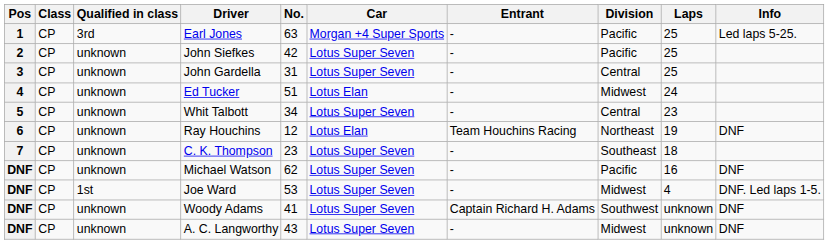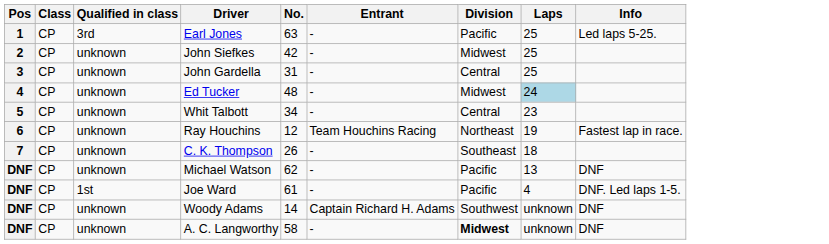- column: (377, 14)
(619, 53) Pacific -> (483, 53) Midwest
(291, 92) 51 -> (291, 92) 48
(671, 92) no background -> (530, 92) lightblue background
(731, 131) DNF -> (631, 131) Fastest lap in race.
(291, 151) 23 -> (291, 151) 26
(671, 170) 16 -> (530, 170) 13
(291, 190) 53 -> (291, 190) 61
(623, 190) Midwest -> (479, 190) Pacific
(291, 209) 41 -> (291, 209) 14
(291, 229) 43 -> (291, 229) 58
(623, 229) normal -> (485, 229) bold
